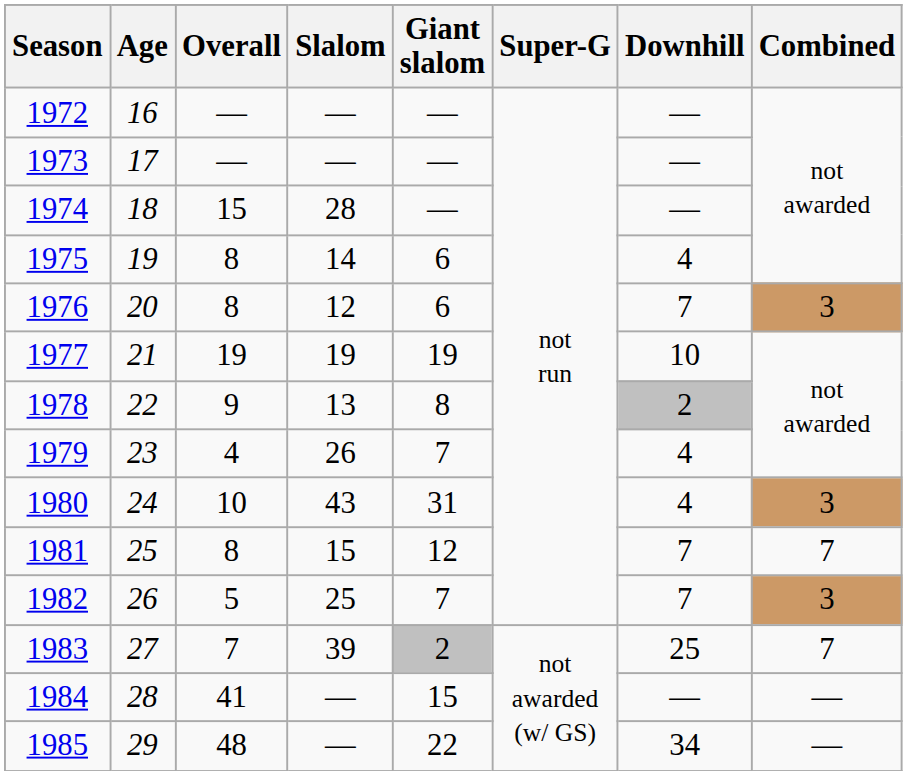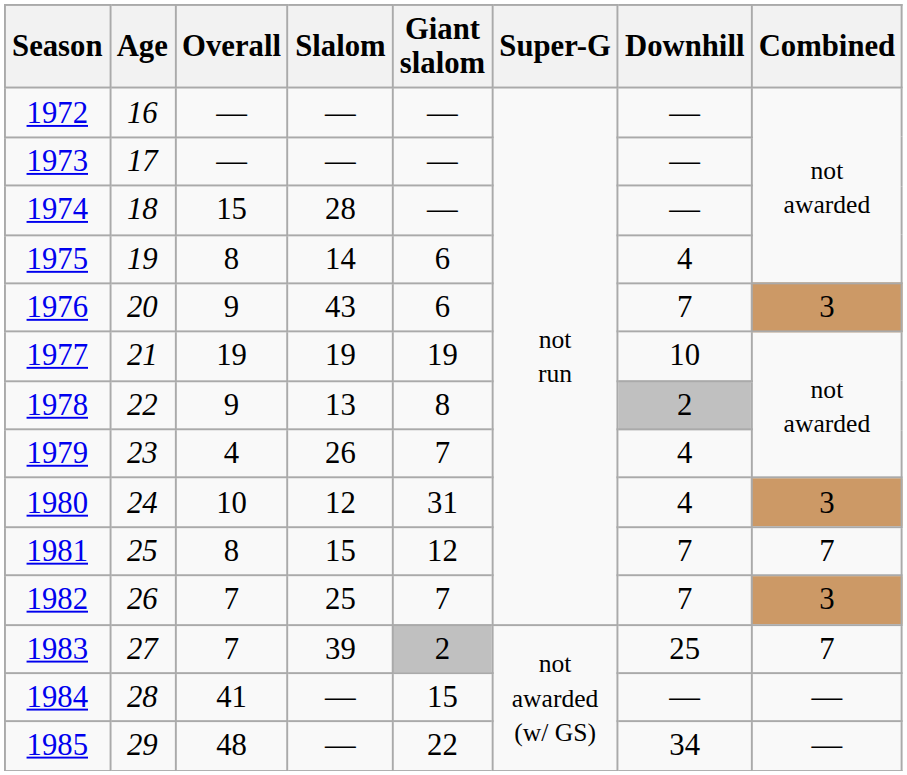(231, 307) 8 -> (231, 307) 9
(340, 307) 12 -> (340, 307) 43
(340, 501) 43 -> (340, 501) 12
(231, 599) 5 -> (231, 599) 7
